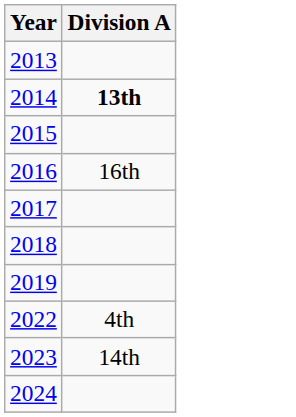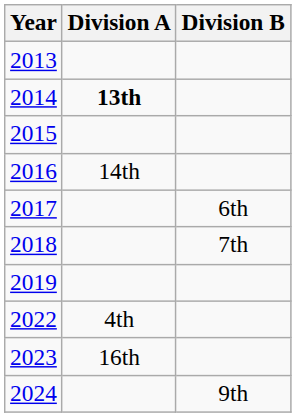+ column: (233, 23)
(119, 171) 16th -> (119, 171) 14th
(119, 356) 14th -> (119, 356) 16th
